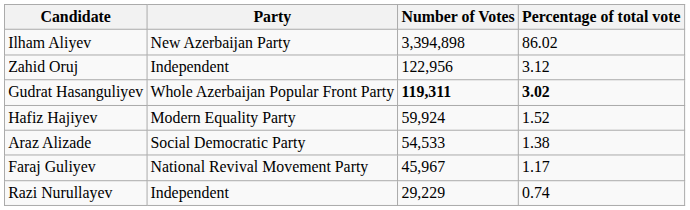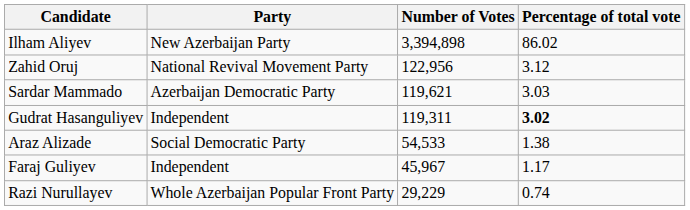(190, 67) Independent -> (259, 67) National Revival Movement Party
+ row: (65, 92)
(272, 92) Whole Azerbaijan Popular Front Party -> (190, 117) Independent
(426, 92) bold -> (427, 117) normal
- row: (53, 117)
(259, 167) National Revival Movement Party -> (190, 167) Independent
(190, 192) Independent -> (272, 192) Whole Azerbaijan Popular Front Party
